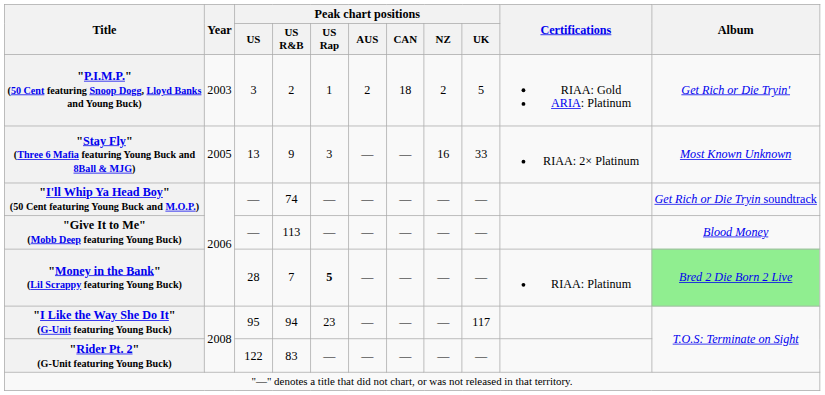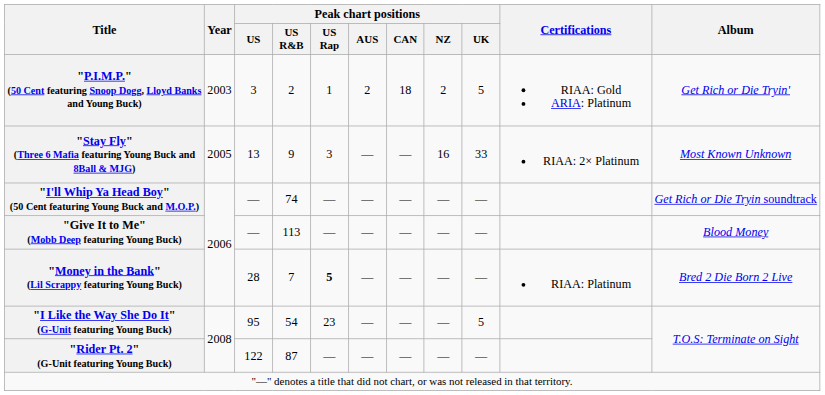(736, 277) lightgreen background -> (736, 277) no background
(291, 322) 94 -> (291, 322) 54
(481, 322) 117 -> (481, 322) 5
(291, 355) 83 -> (291, 355) 87
